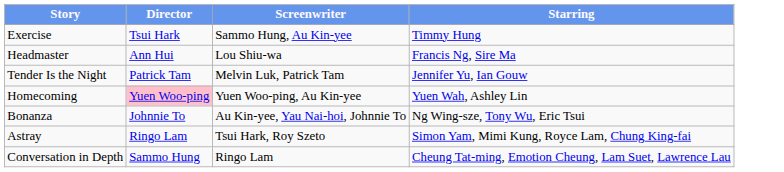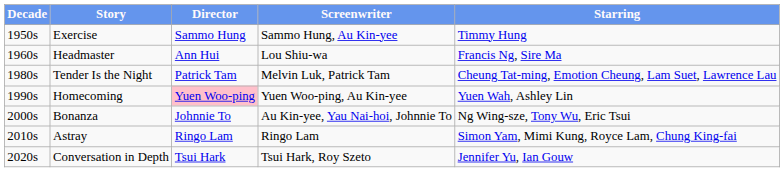+ column: (27, 14)
(154, 34) Tsui Hark -> (210, 34) Sammo Hung
(470, 75) Jennifer Yu, Ian Gouw -> (617, 75) Cheung Tat-ming, Emotion Cheung, Lam Suet, Lawrence Lau
(270, 136) Tsui Hark, Roy Szeto -> (290, 136) Ringo Lam
(165, 156) Sammo Hung -> (200, 156) Tsui Hark
(244, 156) Ringo Lam -> (316, 156) Tsui Hark, Roy Szeto
(571, 156) Cheung Tat-ming, Emotion Cheung, Lam Suet, Lawrence Lau -> (515, 156) Jennifer Yu, Ian Gouw
